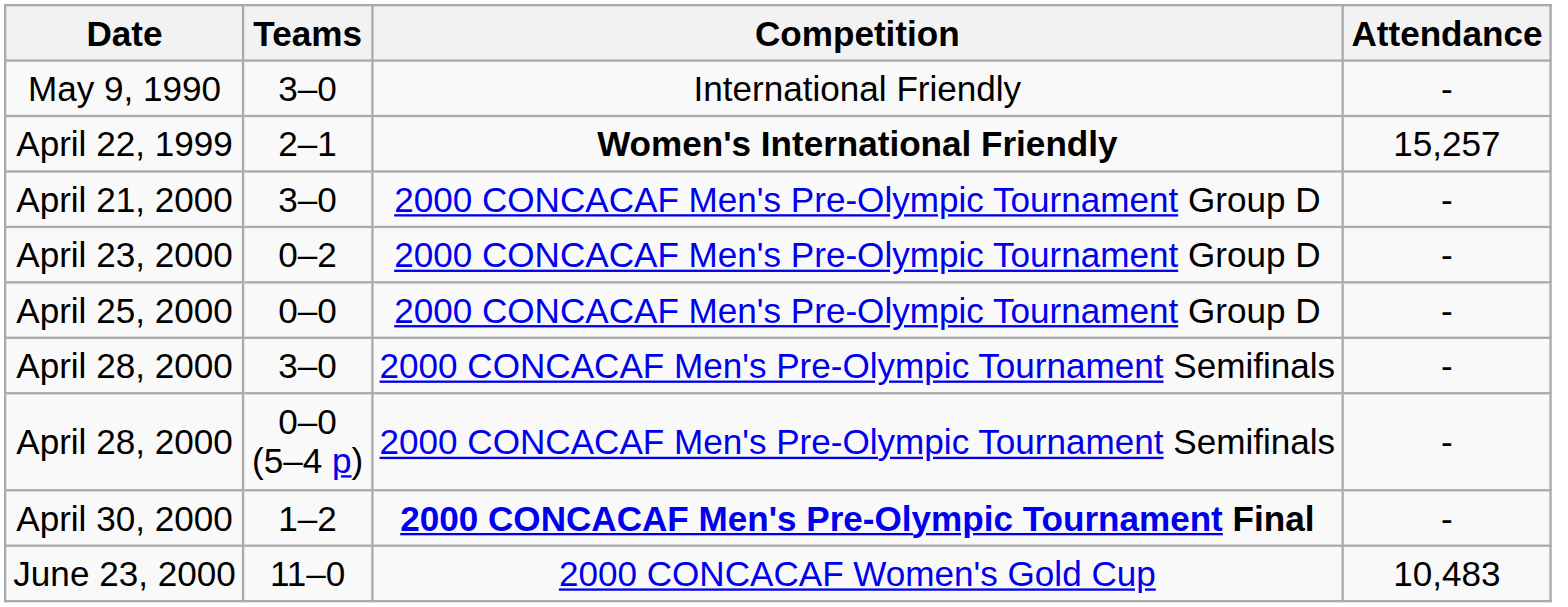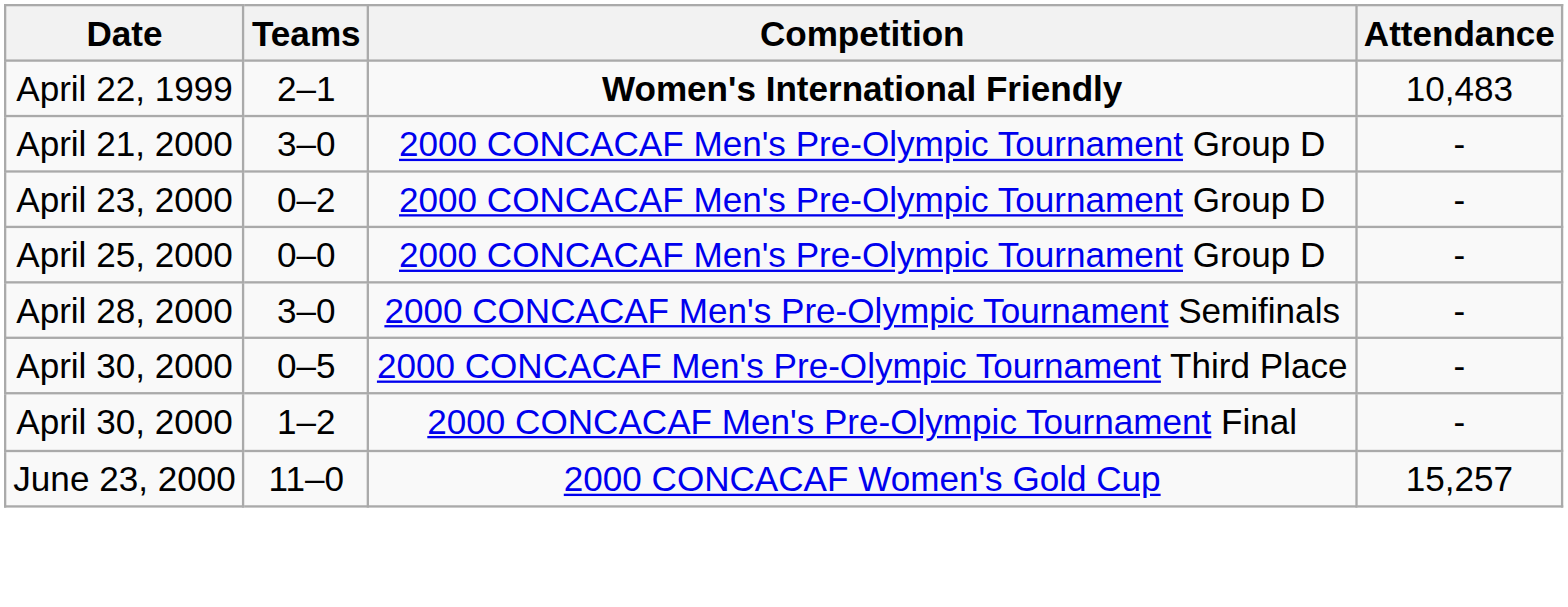- row: (125, 89)
(1447, 144) 15,257 -> (1459, 89) 10,483
- row: (124, 442)
+ row: (124, 367)
(857, 517) bold -> (862, 422) normal
(1447, 573) 10,483 -> (1459, 478) 15,257
